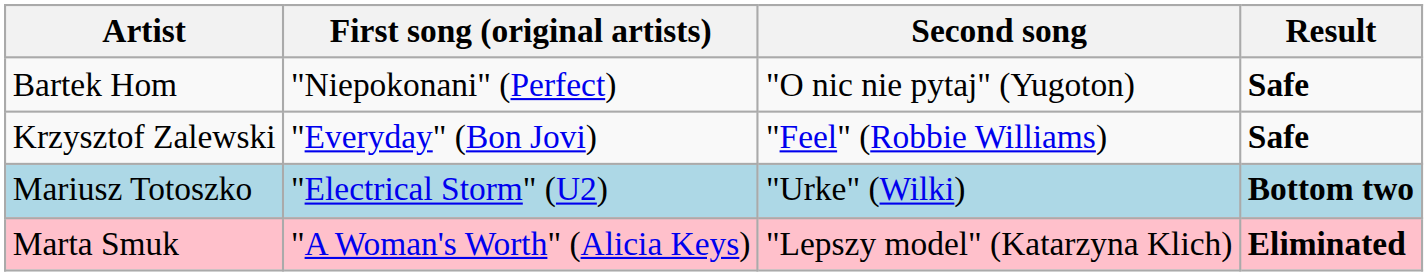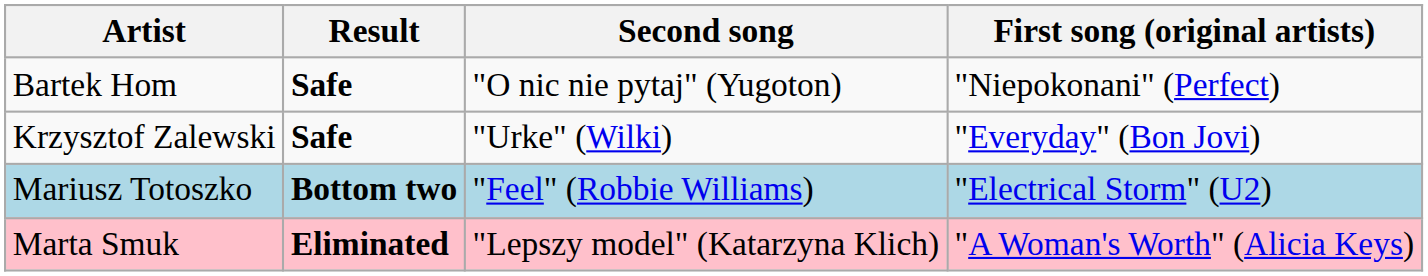columns swapped: (521, 31) <-> (1331, 31)
(936, 137) "Feel" (Robbie Williams) -> (572, 137) "Urke" (Wilki)
(866, 190) "Urke" (Wilki) -> (643, 190) "Feel" (Robbie Williams)
